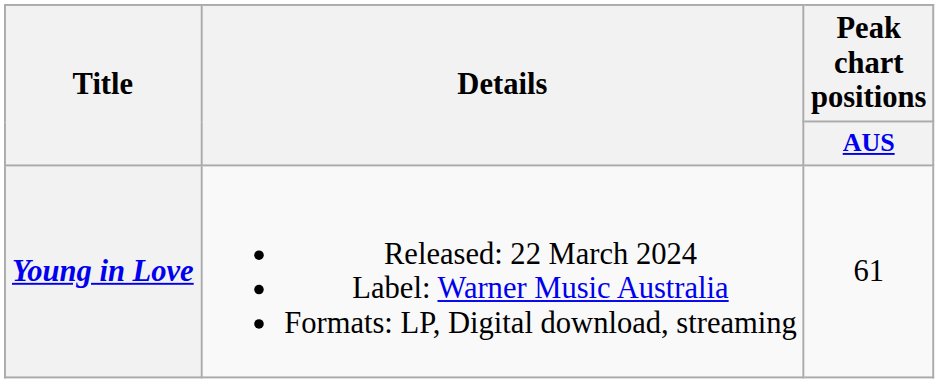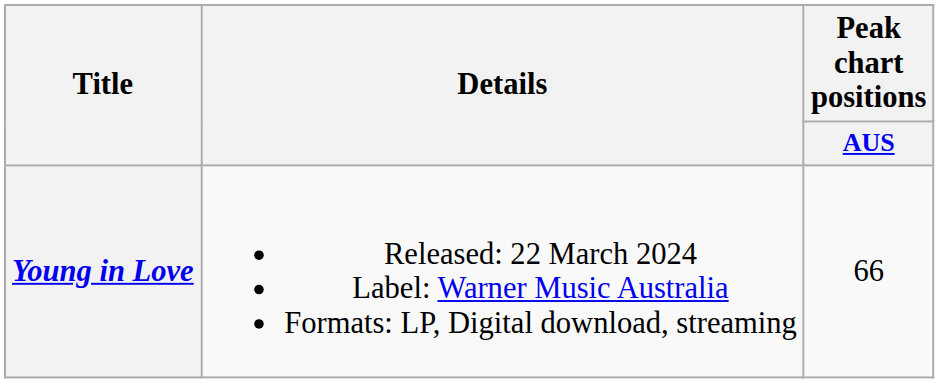(869, 270) 61 -> (869, 270) 66
